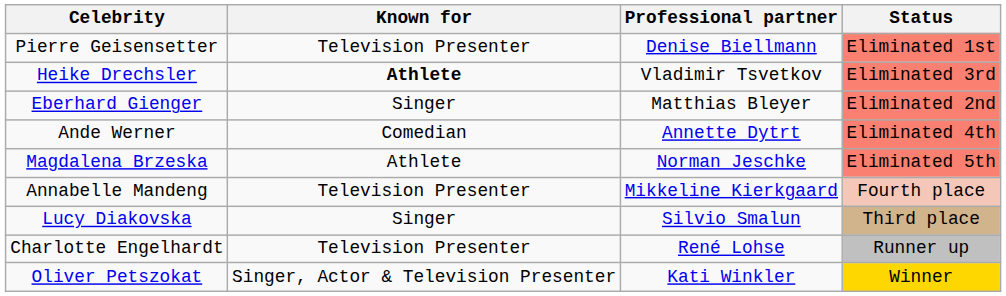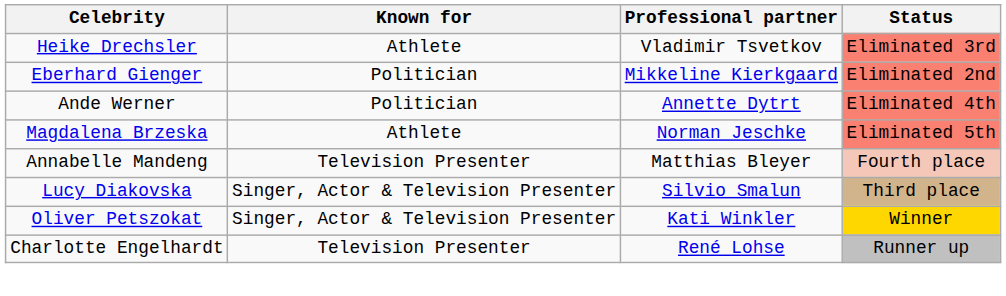- row: (117, 48)
(424, 76) bold -> (424, 48) normal
(424, 105) Singer -> (424, 76) Politician
(731, 105) Matthias Bleyer -> (731, 76) Mikkeline Kierkgaard
(424, 134) Comedian -> (424, 105) Politician
(731, 191) Mikkeline Kierkgaard -> (731, 163) Matthias Bleyer
(424, 220) Singer -> (424, 191) Singer, Actor & Television Presenter
rows swapped: (117, 249) <-> (117, 277)
